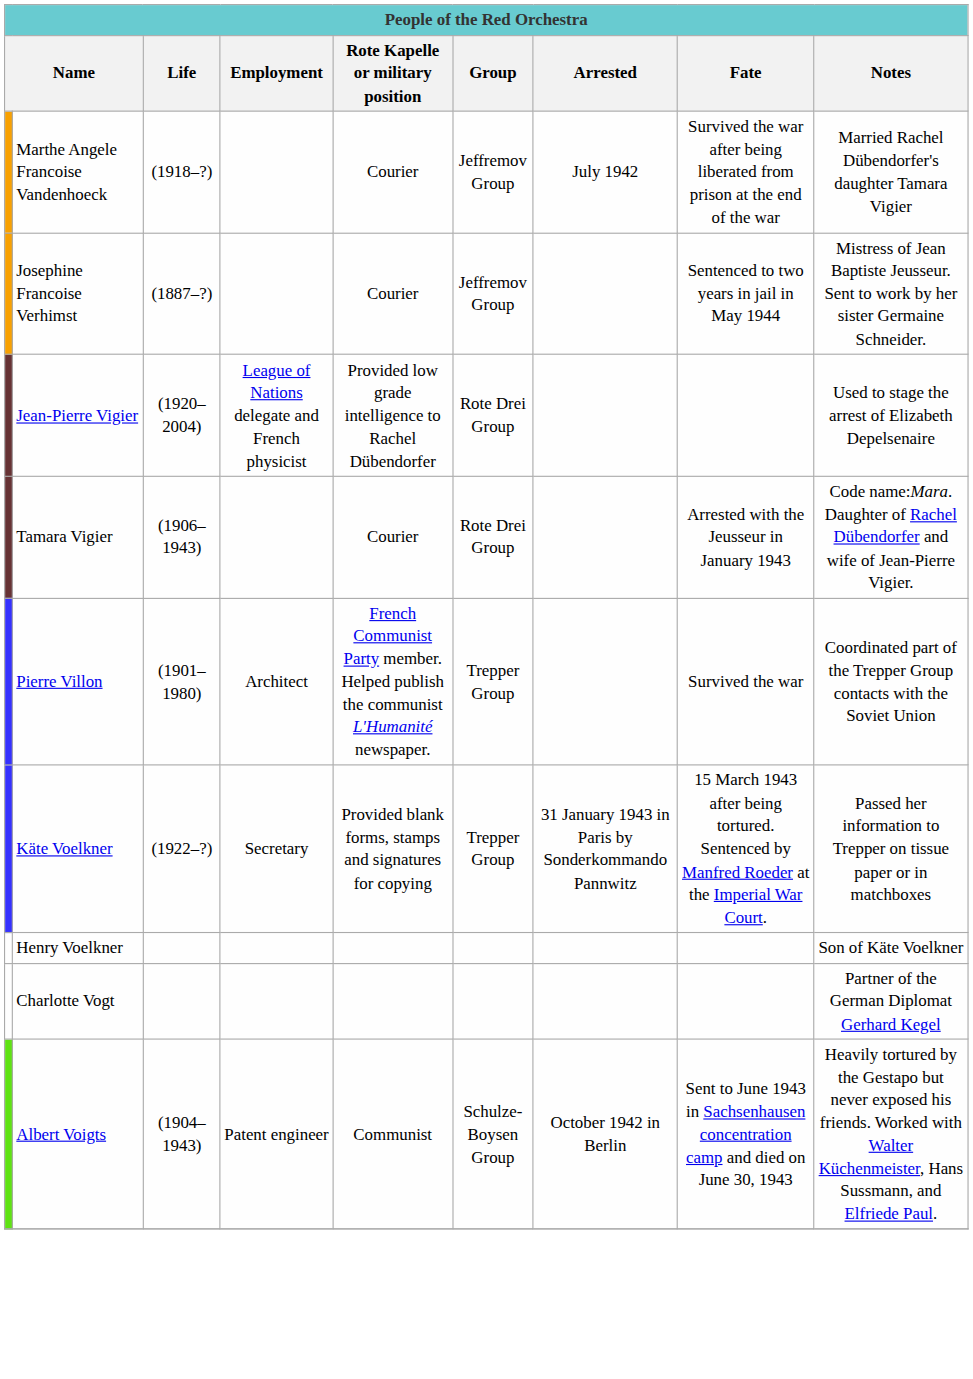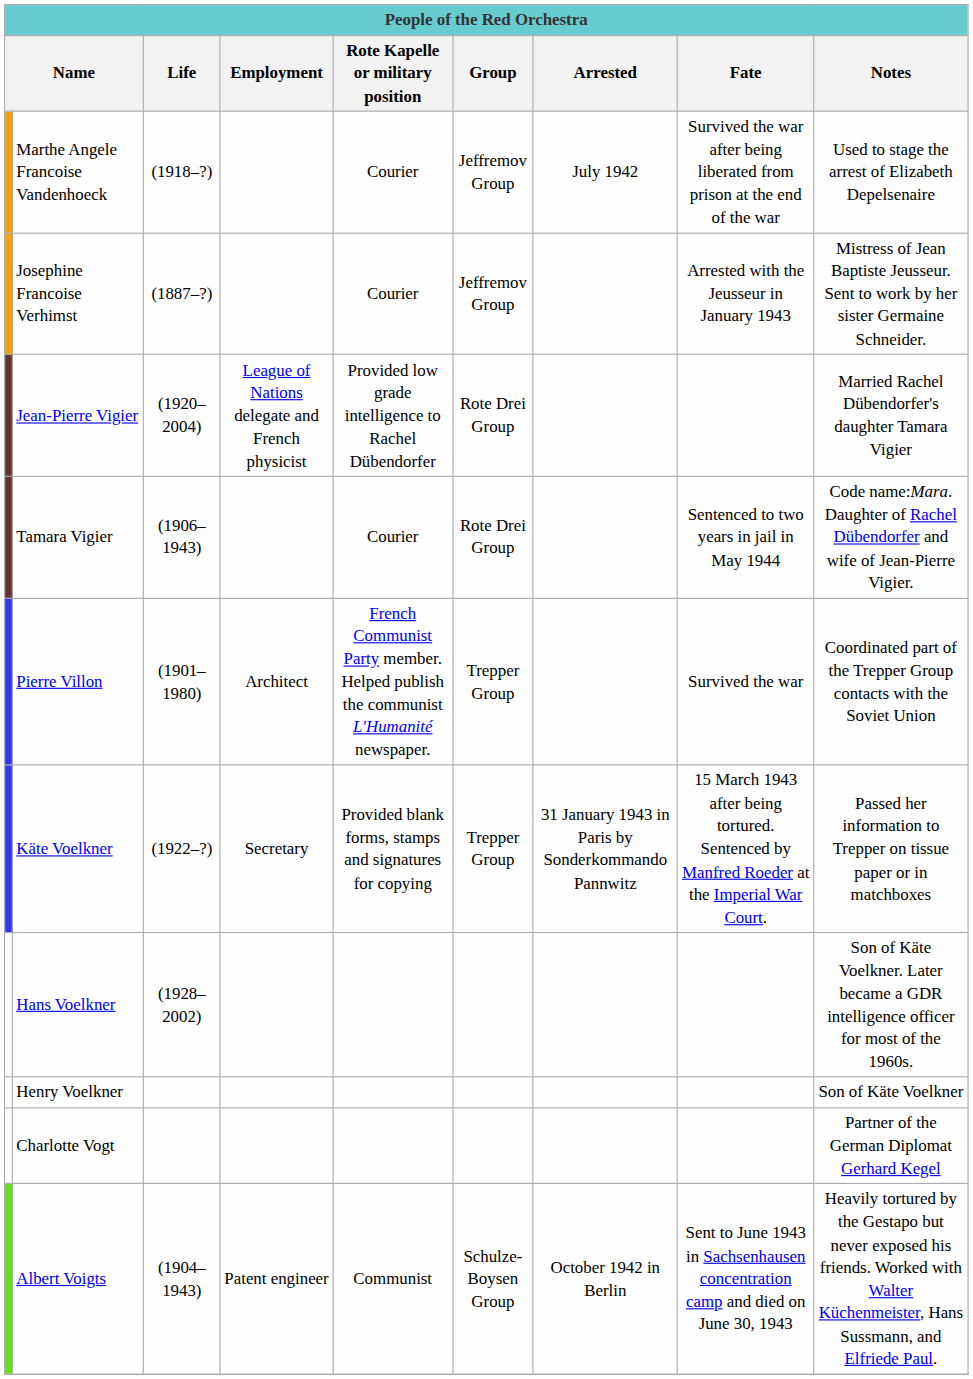(891, 172) Married Rachel Dübendorfer's daughter Tamara Vigier -> (891, 172) Used to stage the arrest of Elizabeth Depelsenaire
(746, 293) Sentenced to two years in jail in May 1944 -> (746, 293) Arrested with the Jeusseur in January 1943
(891, 415) Used to stage the arrest of Elizabeth Depelsenaire -> (891, 415) Married Rachel Dübendorfer's daughter Tamara Vigier
(746, 537) Arrested with the Jeusseur in January 1943 -> (746, 537) Sentenced to two years in jail in May 1944
+ row: (66, 1004)
